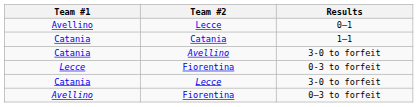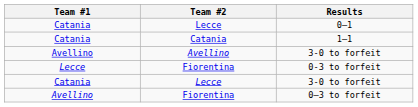(72, 25) Avellino -> (72, 25) Catania
(72, 53) Catania -> (72, 53) Avellino
